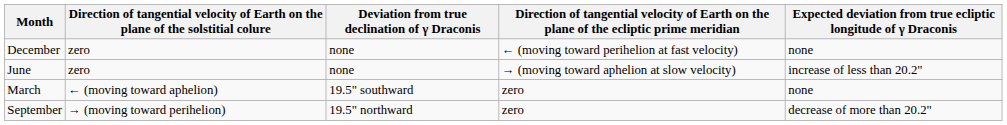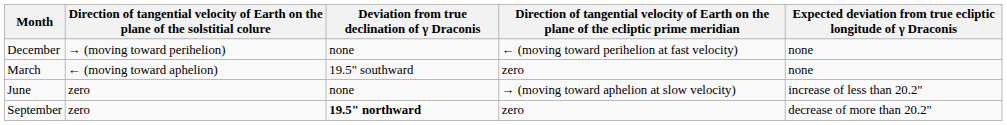(79, 49) zero -> (147, 49) → (moving toward perihelion)
rows swapped: (24, 89) <-> (19, 69)
(147, 110) → (moving toward perihelion) -> (79, 110) zero
(371, 110) normal -> (375, 110) bold
